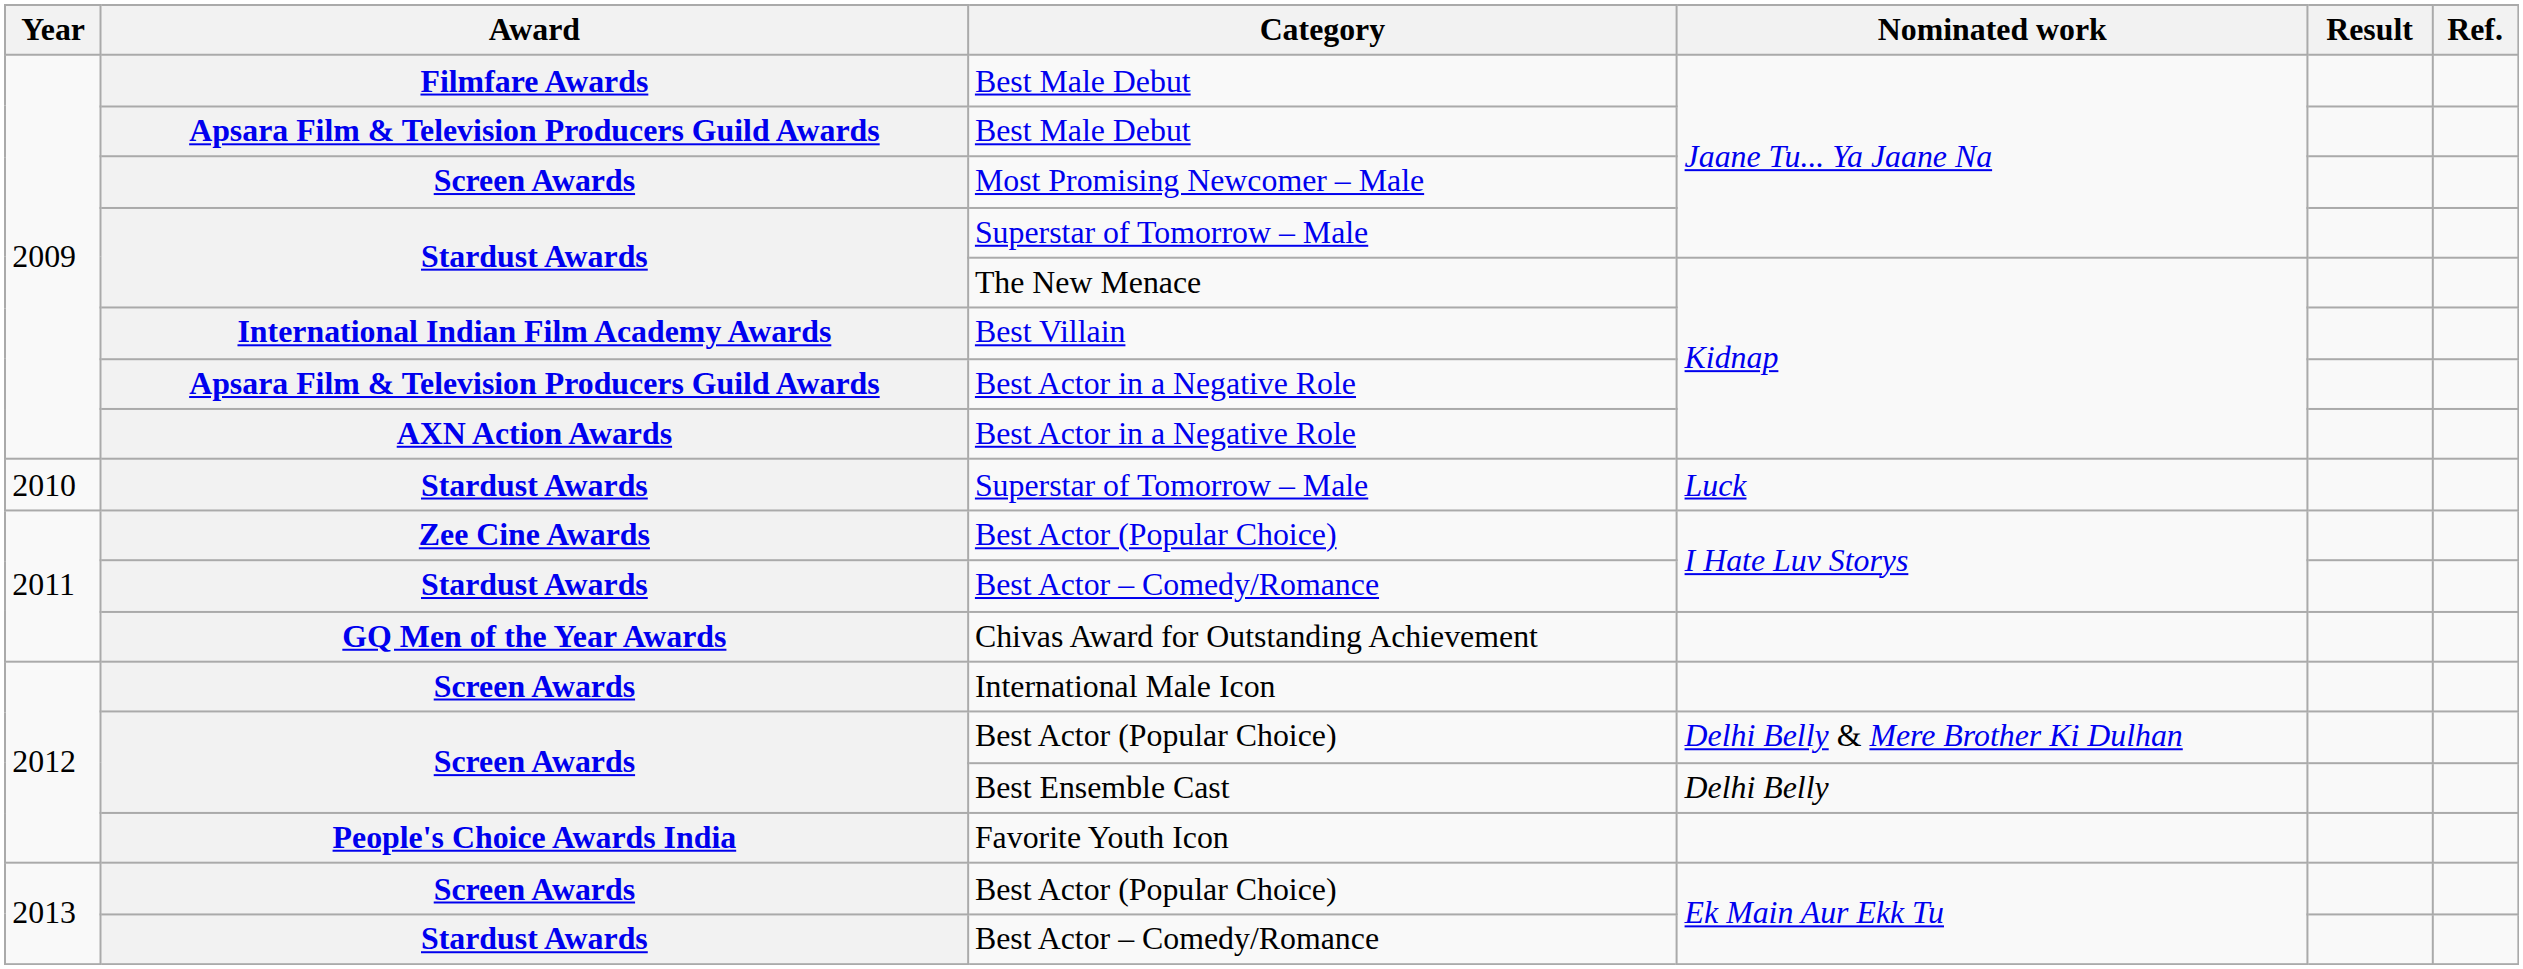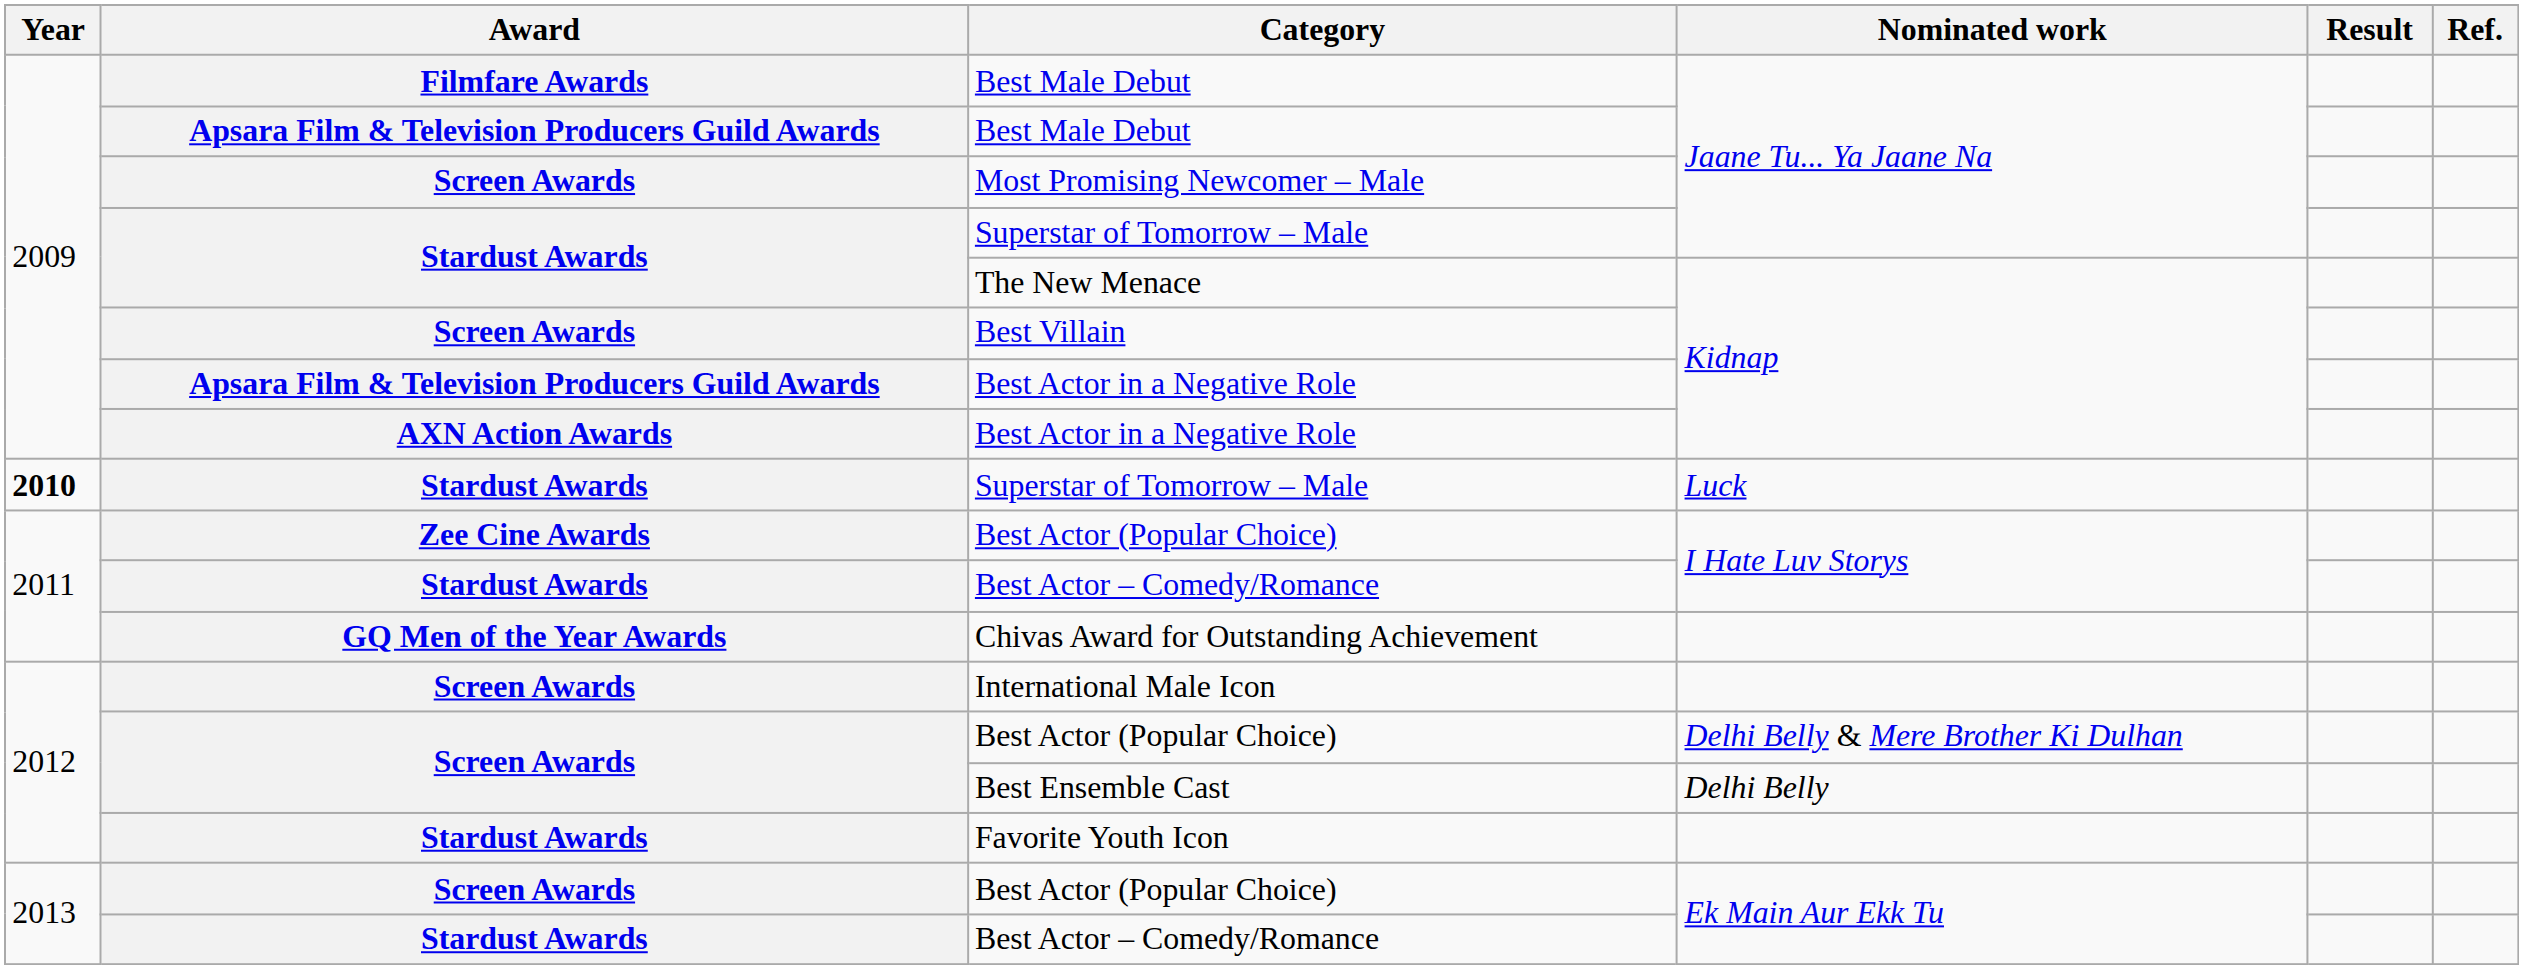(534, 332) International Indian Film Academy Awards -> (534, 332) Screen Awards
(44, 484) normal -> (44, 484) bold
(534, 837) People's Choice Awards India -> (534, 837) Stardust Awards
